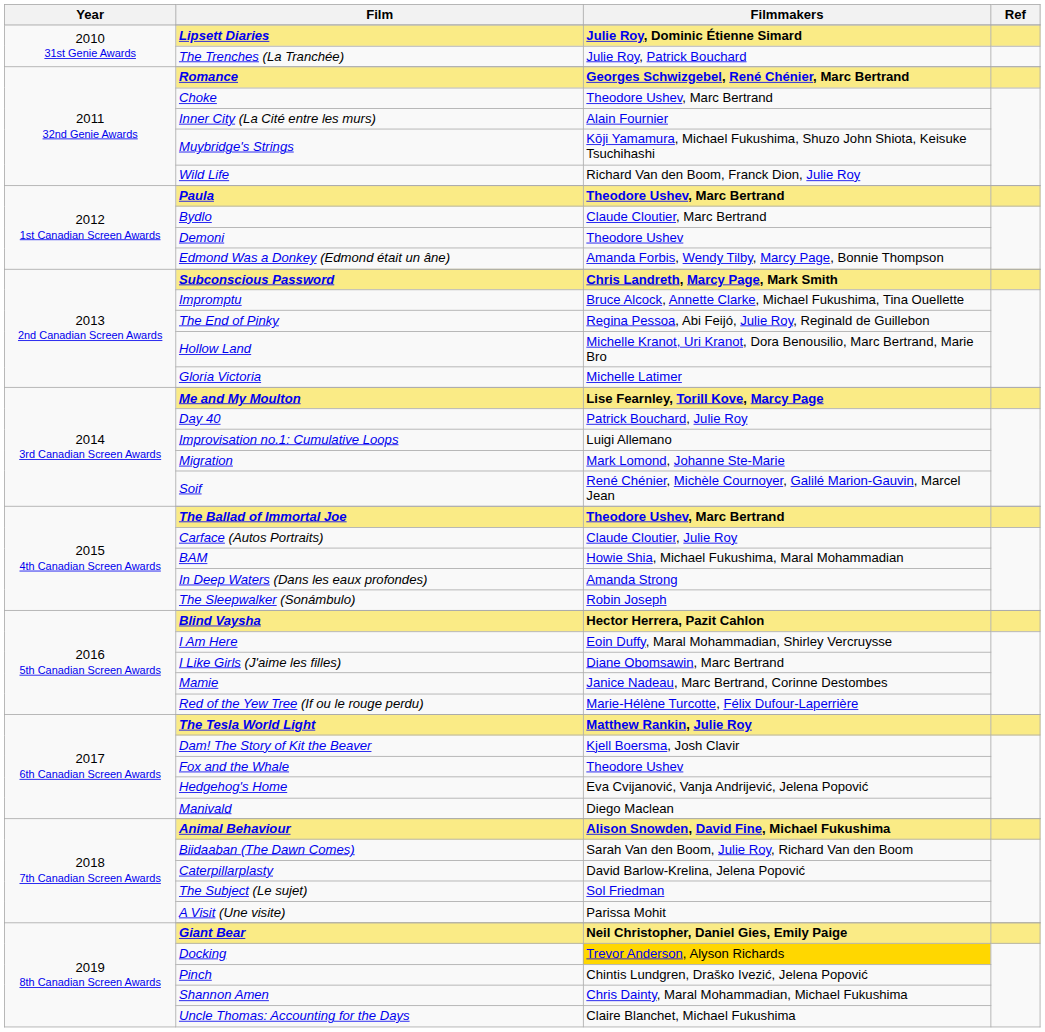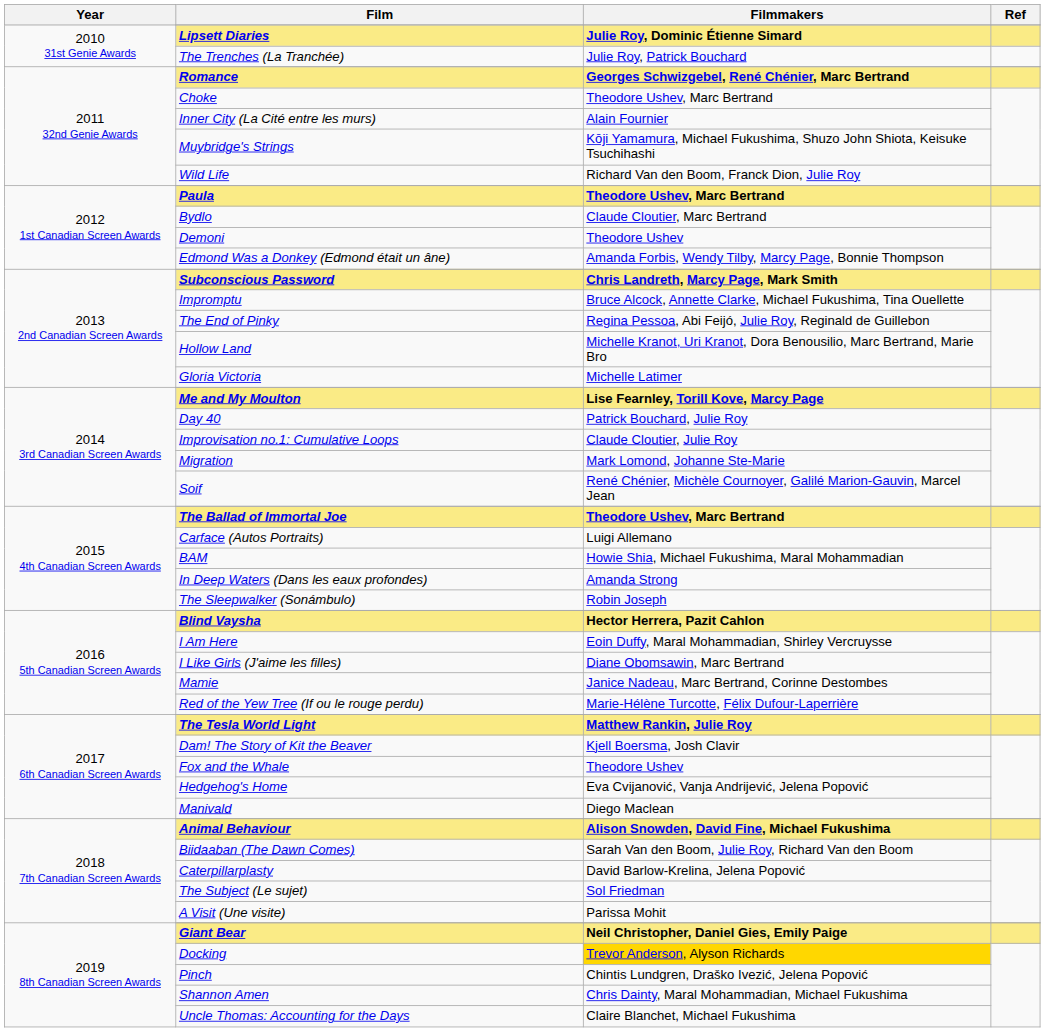(629, 439) Luigi Allemano -> (662, 439) Claude Cloutier, Julie Roy
(662, 537) Claude Cloutier, Julie Roy -> (629, 537) Luigi Allemano
